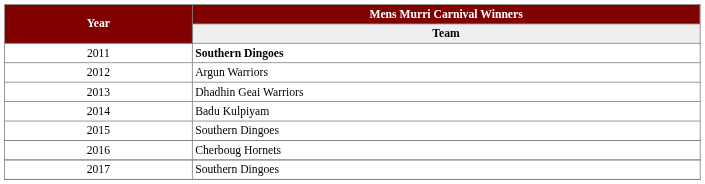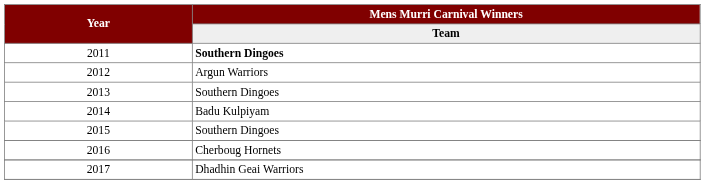(249, 91) Dhadhin Geai Warriors -> (237, 91) Southern Dingoes
(237, 169) Southern Dingoes -> (249, 169) Dhadhin Geai Warriors
